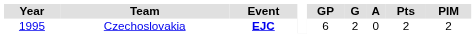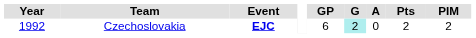(32, 26) 1995 -> (32, 26) 1992
(355, 26) no background -> (355, 26) paleturquoise background
